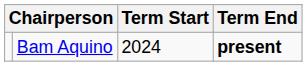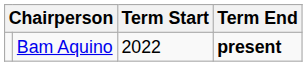(141, 46) 2024 -> (141, 46) 2022
